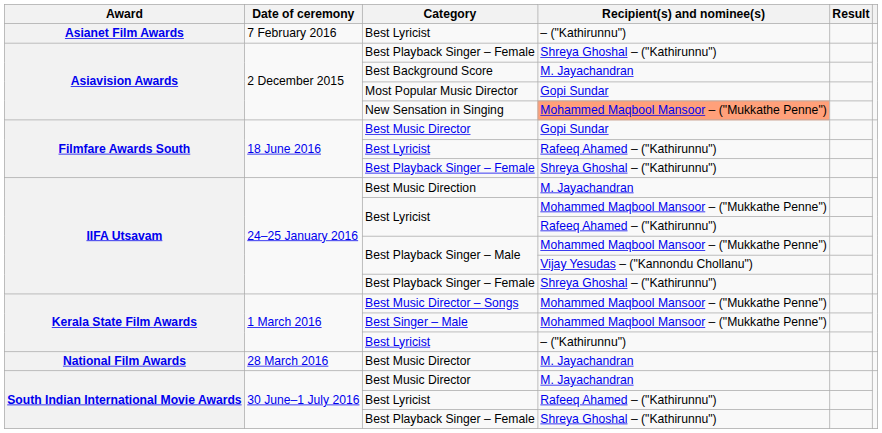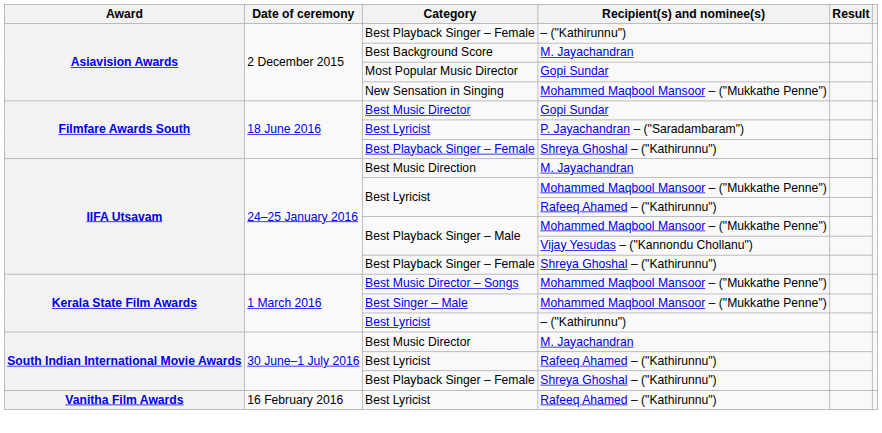- row: (124, 33)
(628, 52) Shreya Ghoshal – ("Kathirunnu") -> (583, 33) – ("Kathirunnu")
(684, 110) lightsalmon background -> (684, 91) no background
(628, 149) Rafeeq Ahamed – ("Kathirunnu") -> (642, 129) P. Jayachandran – ("Saradambaram")
- row: (124, 361)
+ row: (124, 399)
